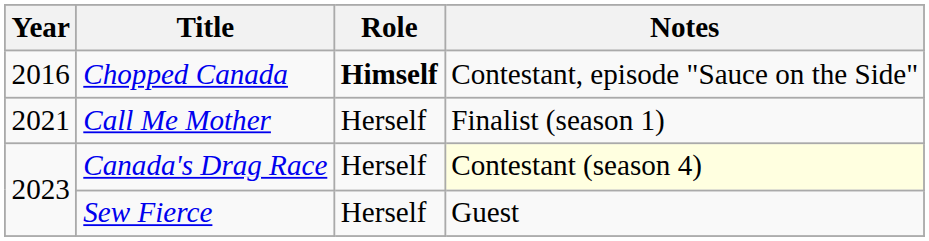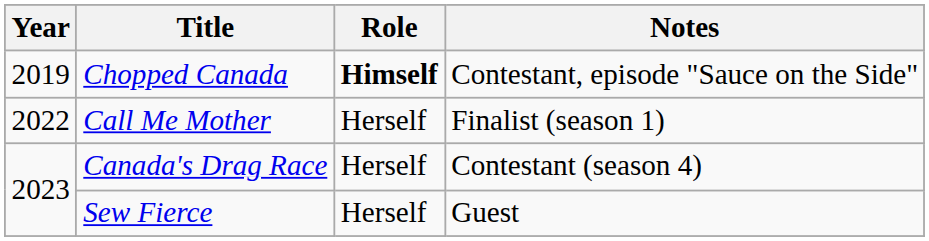(41, 73) 2016 -> (41, 73) 2019
(41, 119) 2021 -> (41, 119) 2022
(577, 166) lightyellow background -> (577, 166) no background
